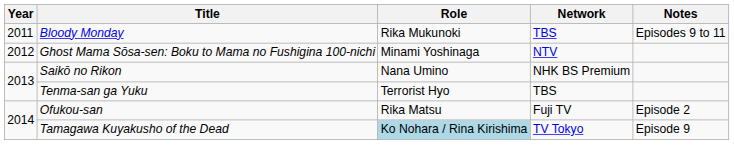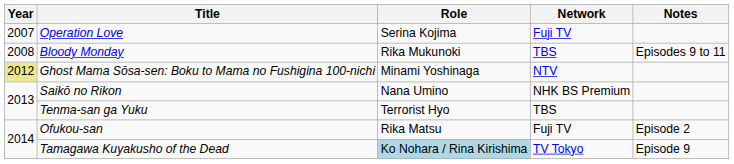+ row: (81, 33)
(20, 33) 2011 -> (21, 52) 2008
(21, 52) no background -> (21, 71) khaki background
